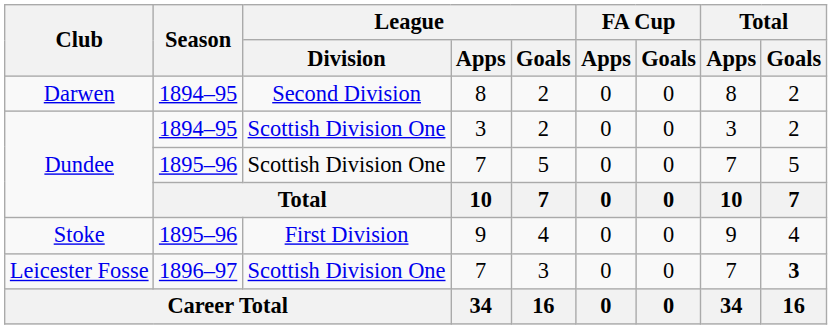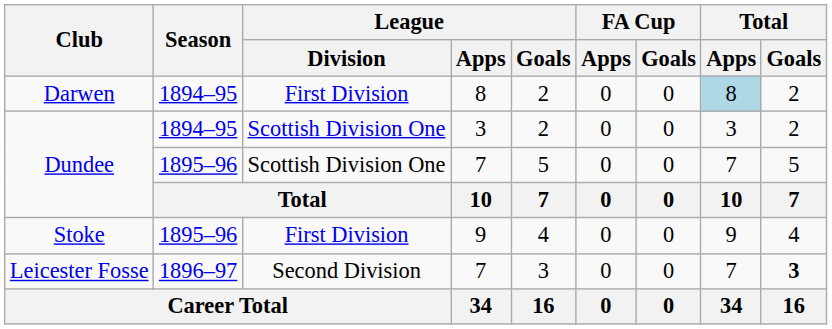(347, 93) Second Division -> (347, 93) First Division
(731, 93) no background -> (731, 93) lightblue background
(347, 270) Scottish Division One -> (347, 270) Second Division
